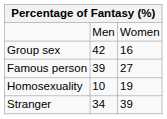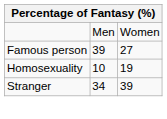- row: (34, 50)
